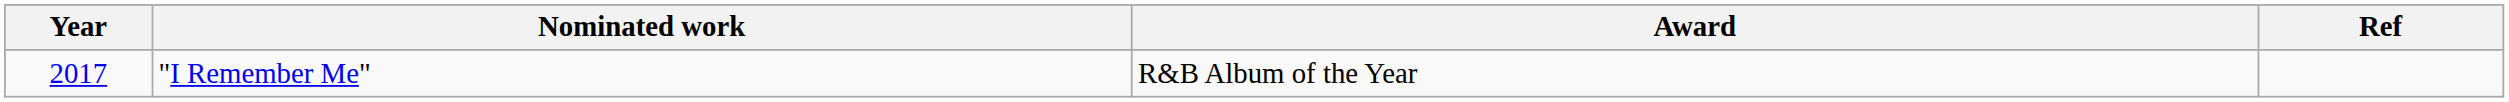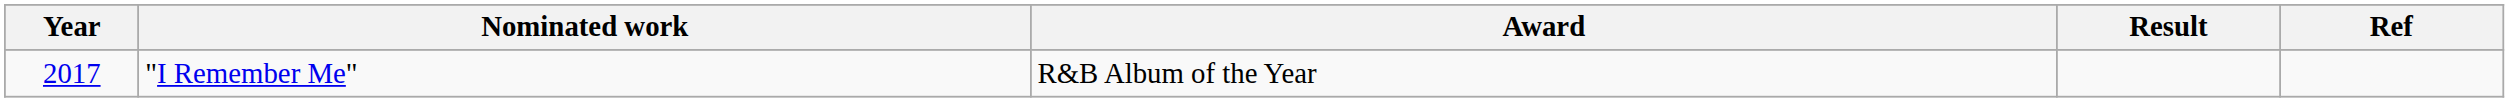+ column: (2168, 27)
